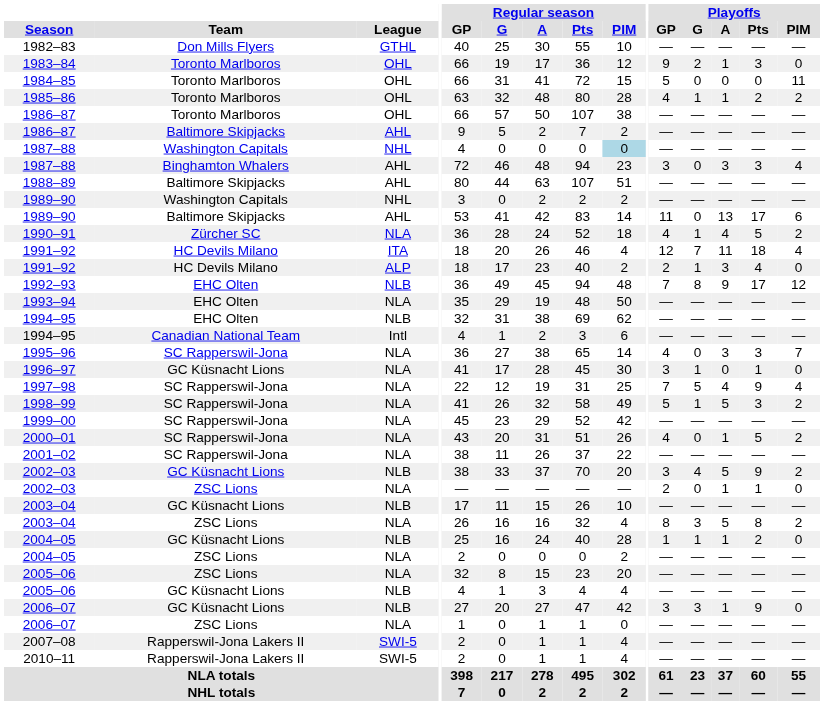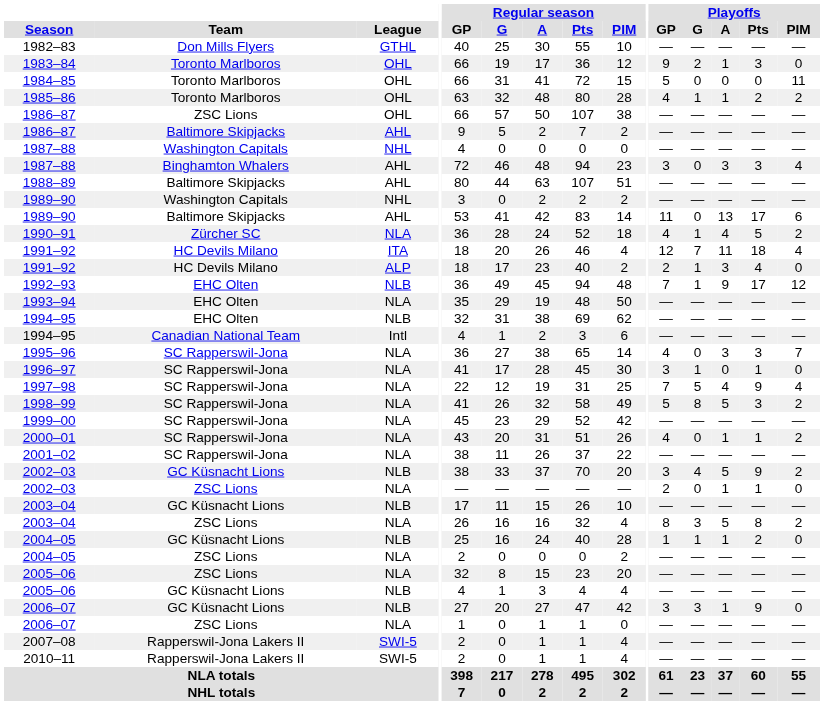(226, 114) Toronto Marlboros -> (226, 114) ZSC Lions
(624, 148) lightblue background -> (624, 148) no background
(698, 284) 8 -> (698, 284) 1
(226, 369) GC Küsnacht Lions -> (226, 369) SC Rapperswil-Jona
(698, 403) 1 -> (698, 403) 8
(758, 437) 5 -> (758, 437) 1
